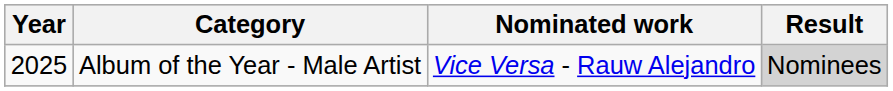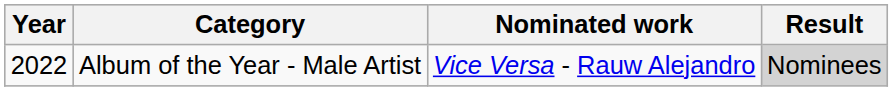(39, 65) 2025 -> (39, 65) 2022
